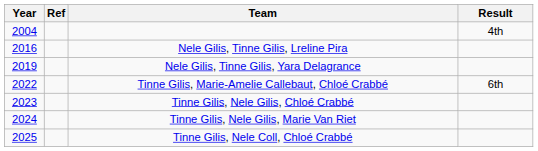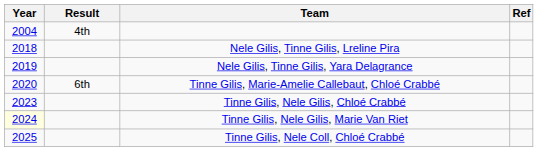columns swapped: (495, 13) <-> (56, 13)
(24, 48) 2016 -> (24, 48) 2018
(24, 84) 2022 -> (24, 84) 2020
(24, 119) no background -> (24, 119) lightyellow background
